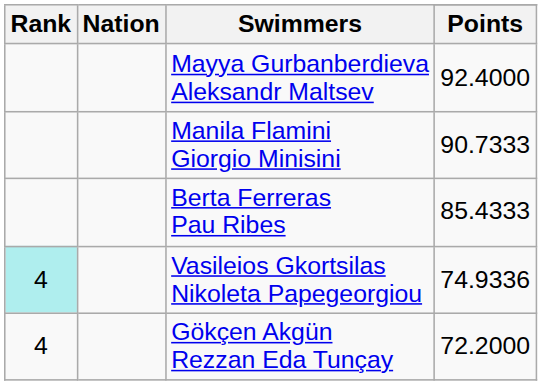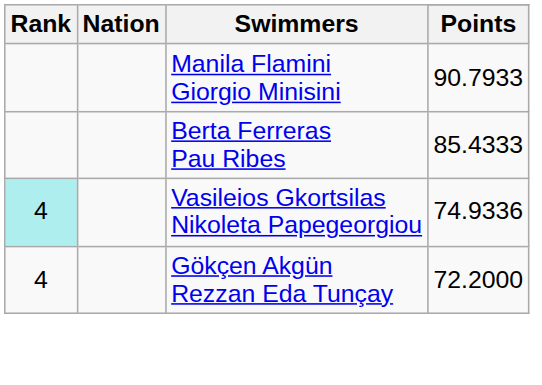- row: (300, 77)
(485, 144) 90.7333 -> (478, 77) 90.7933
